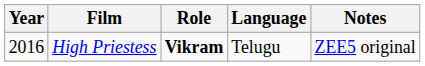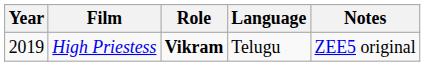(26, 46) 2016 -> (26, 46) 2019
